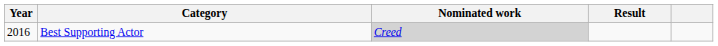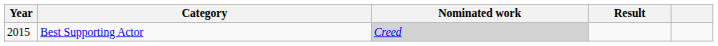(19, 31) 2016 -> (19, 31) 2015
